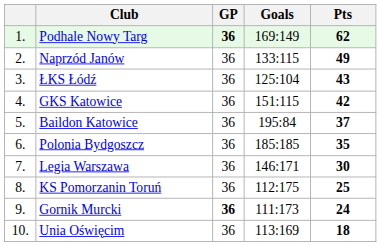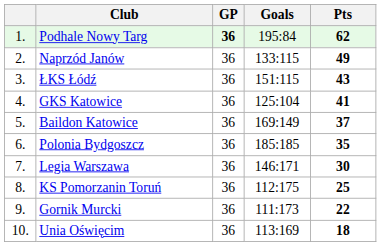(277, 36) 169:149 -> (277, 36) 195:84
(277, 79) 125:104 -> (277, 79) 151:115
(277, 101) 151:115 -> (277, 101) 125:104
(343, 101) 42 -> (343, 101) 41
(277, 123) 195:84 -> (277, 123) 169:149
(228, 209) bold -> (228, 209) normal
(343, 209) 24 -> (343, 209) 22
